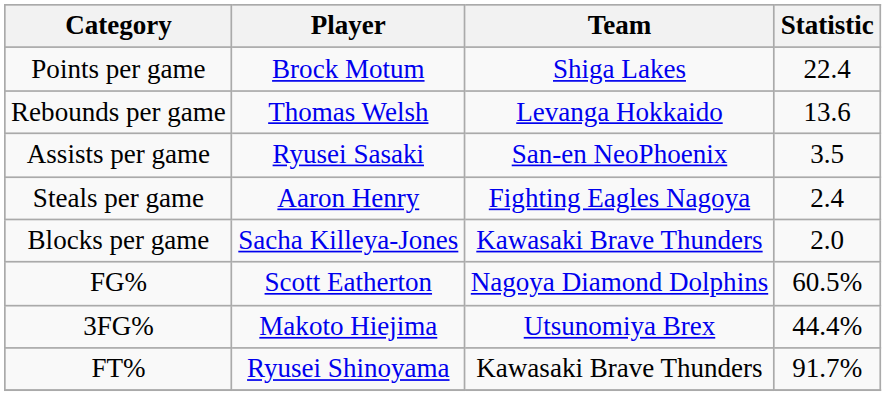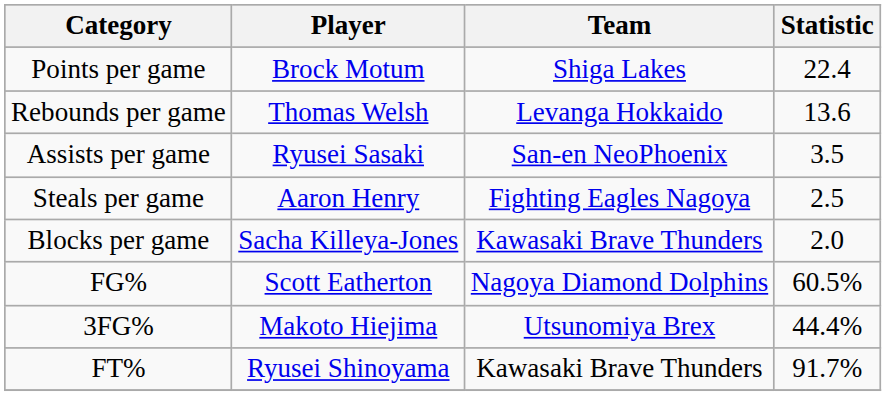(827, 197) 2.4 -> (827, 197) 2.5
